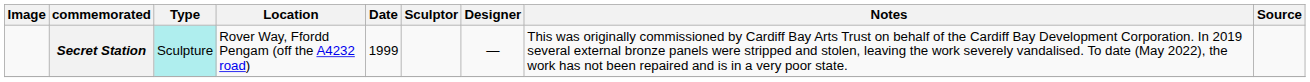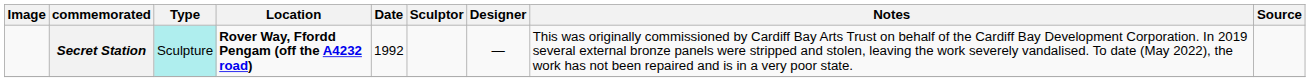(287, 51) normal -> (291, 51) bold
(384, 51) 1999 -> (389, 51) 1992
